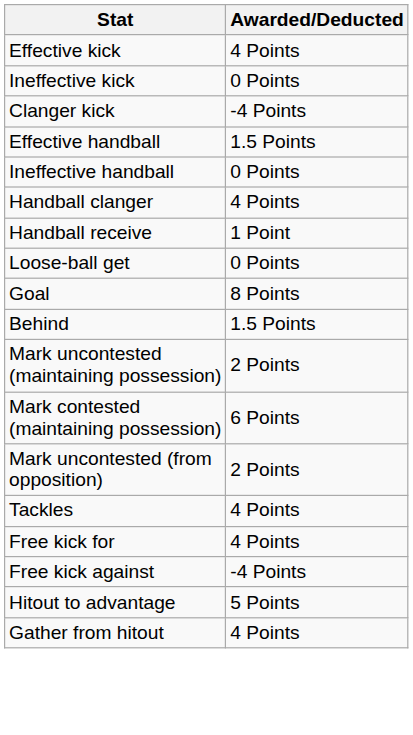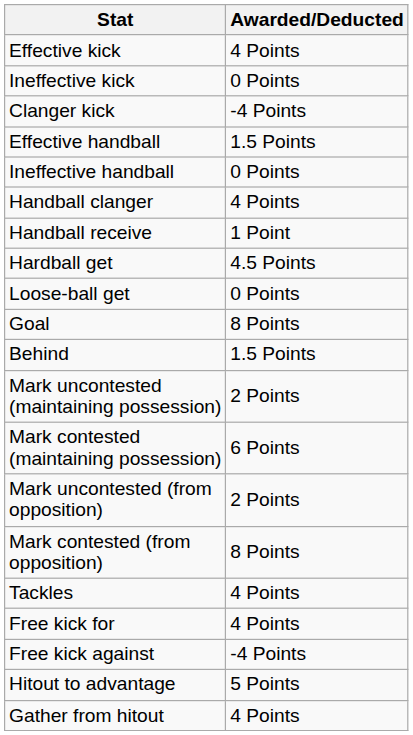+ row: (61, 263)
+ row: (100, 552)
